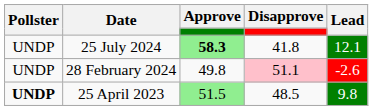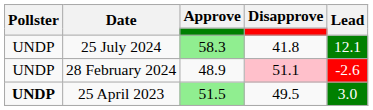(212, 47) bold -> (212, 47) normal
(212, 70) 49.8 -> (212, 70) 48.9
(286, 94) 48.5 -> (286, 94) 49.5
(347, 94) 9.8 -> (347, 94) 3.0
